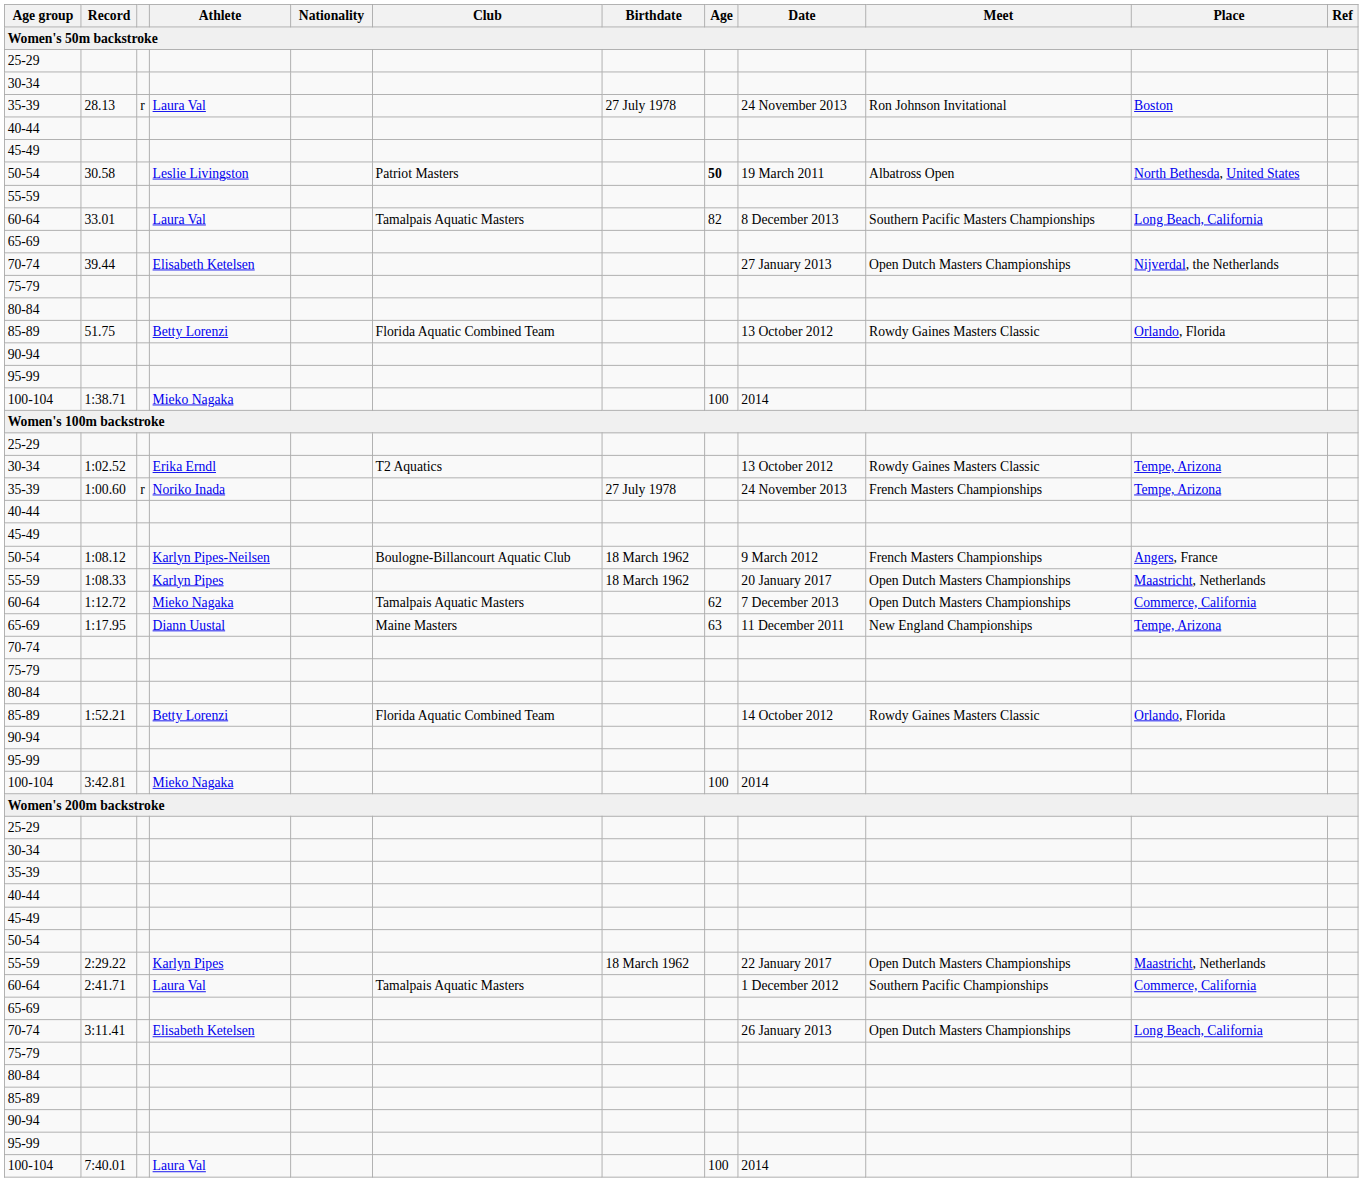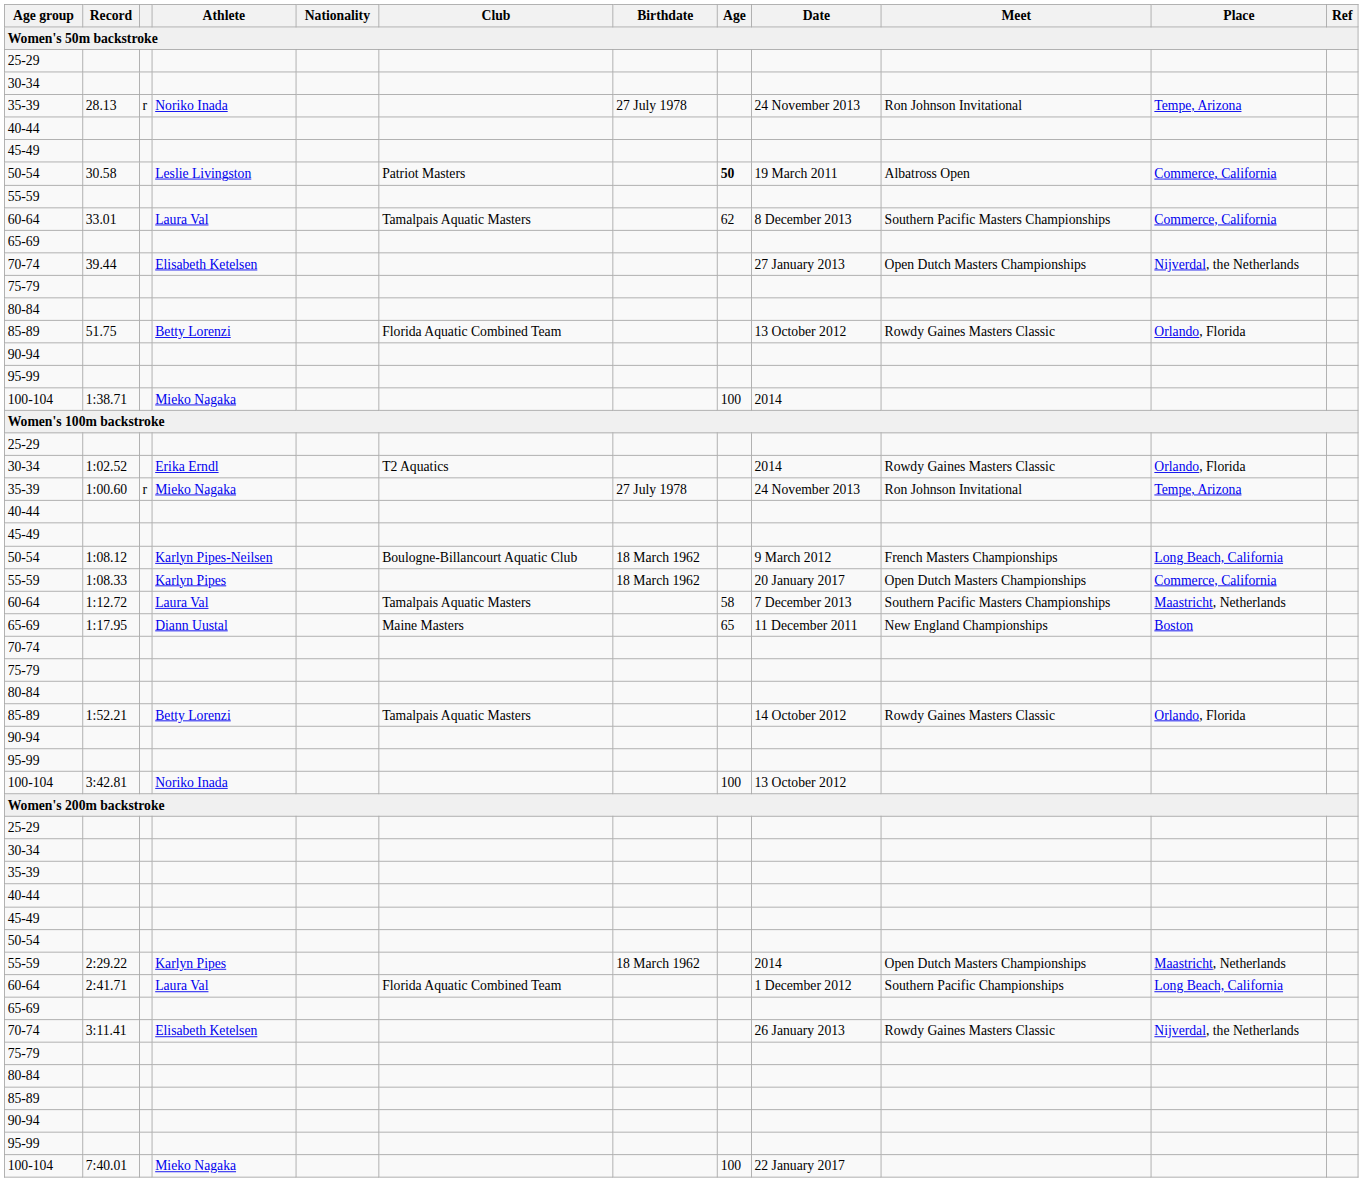(179, 106) Laura Val -> (191, 106) Noriko Inada
(1153, 106) Boston -> (1198, 106) Tempe, Arizona
(1217, 173) North Bethesda, United States -> (1215, 173) Commerce, California
(715, 218) 82 -> (728, 218) 62
(1198, 218) Long Beach, California -> (1215, 218) Commerce, California
(787, 467) 13 October 2012 -> (768, 467) 2014
(1178, 467) Tempe, Arizona -> (1200, 467) Orlando, Florida
(189, 489) Noriko Inada -> (196, 489) Mieko Nagaka
(956, 489) French Masters Championships -> (953, 489) Ron Johnson Invitational
(1176, 557) Angers, France -> (1219, 557) Long Beach, California
(1200, 579) Maastricht, Netherlands -> (1215, 579) Commerce, California
(193, 602) Mieko Nagaka -> (182, 602) Laura Val
(715, 602) 62 -> (728, 602) 58
(970, 602) Open Dutch Masters Championships -> (997, 602) Southern Pacific Masters Championships
(1195, 602) Commerce, California -> (1220, 602) Maastricht, Netherlands
(715, 624) 63 -> (728, 624) 65
(1178, 624) Tempe, Arizona -> (1174, 624) Boston
(465, 715) Florida Aquatic Combined Team -> (456, 715) Tamalpais Aquatic Masters
(193, 782) Mieko Nagaka -> (191, 782) Noriko Inada
(755, 782) 2014 -> (800, 782) 13 October 2012
(787, 963) 22 January 2017 -> (768, 963) 2014
(450, 985) Tamalpais Aquatic Masters -> (472, 985) Florida Aquatic Combined Team
(1195, 985) Commerce, California -> (1219, 985) Long Beach, California
(970, 1030) Open Dutch Masters Championships -> (970, 1030) Rowdy Gaines Masters Classic
(1198, 1030) Long Beach, California -> (1227, 1030) Nijverdal, the Netherlands
(179, 1166) Laura Val -> (196, 1166) Mieko Nagaka
(755, 1166) 2014 -> (800, 1166) 22 January 2017
